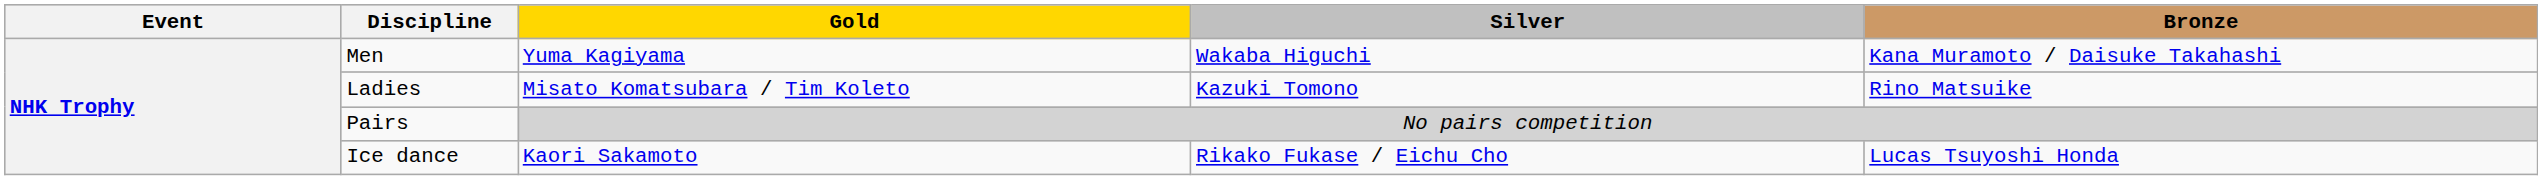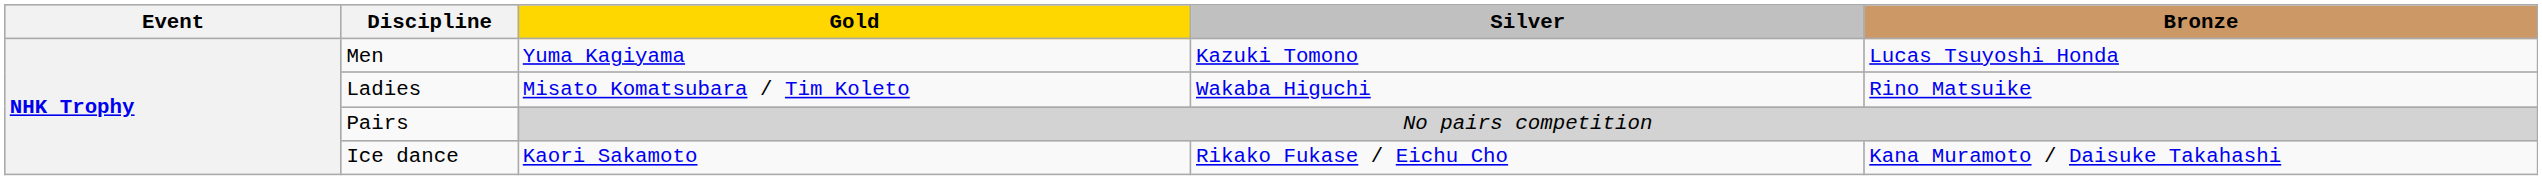(1283, 56) Wakaba Higuchi -> (1277, 56) Kazuki Tomono
(2075, 56) Kana Muramoto / Daisuke Takahashi -> (1994, 56) Lucas Tsuyoshi Honda
(1277, 90) Kazuki Tomono -> (1283, 90) Wakaba Higuchi
(1994, 157) Lucas Tsuyoshi Honda -> (2075, 157) Kana Muramoto / Daisuke Takahashi
